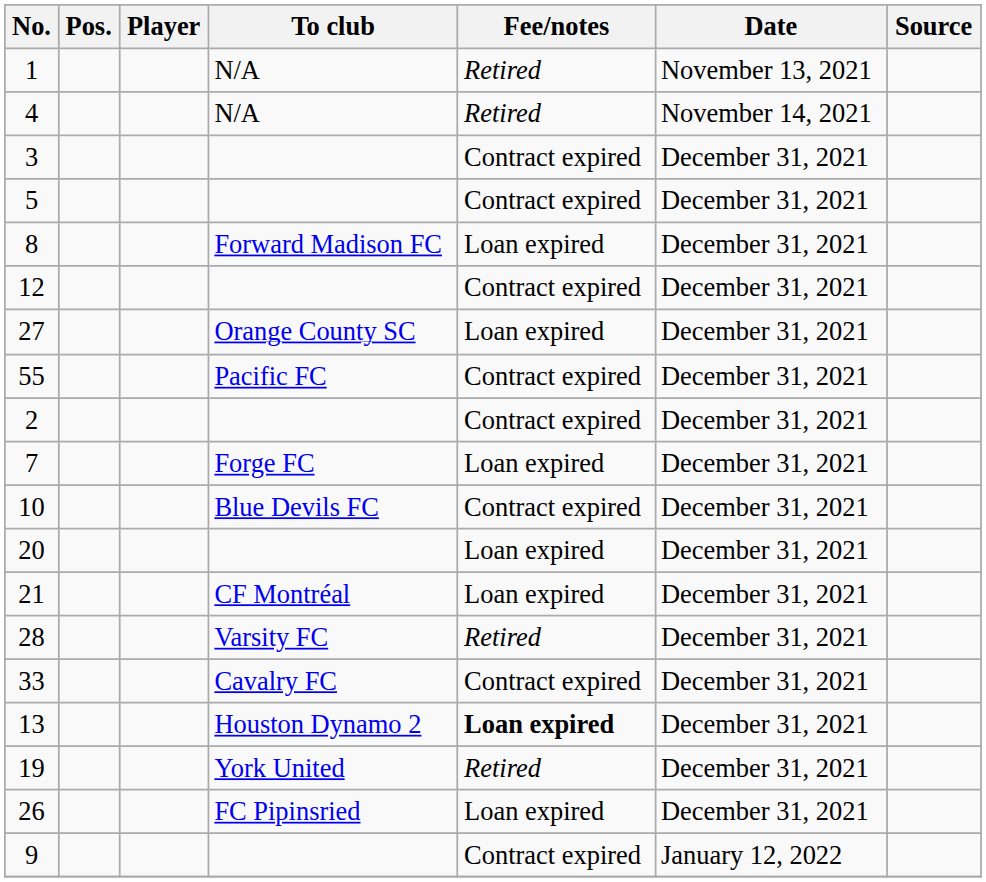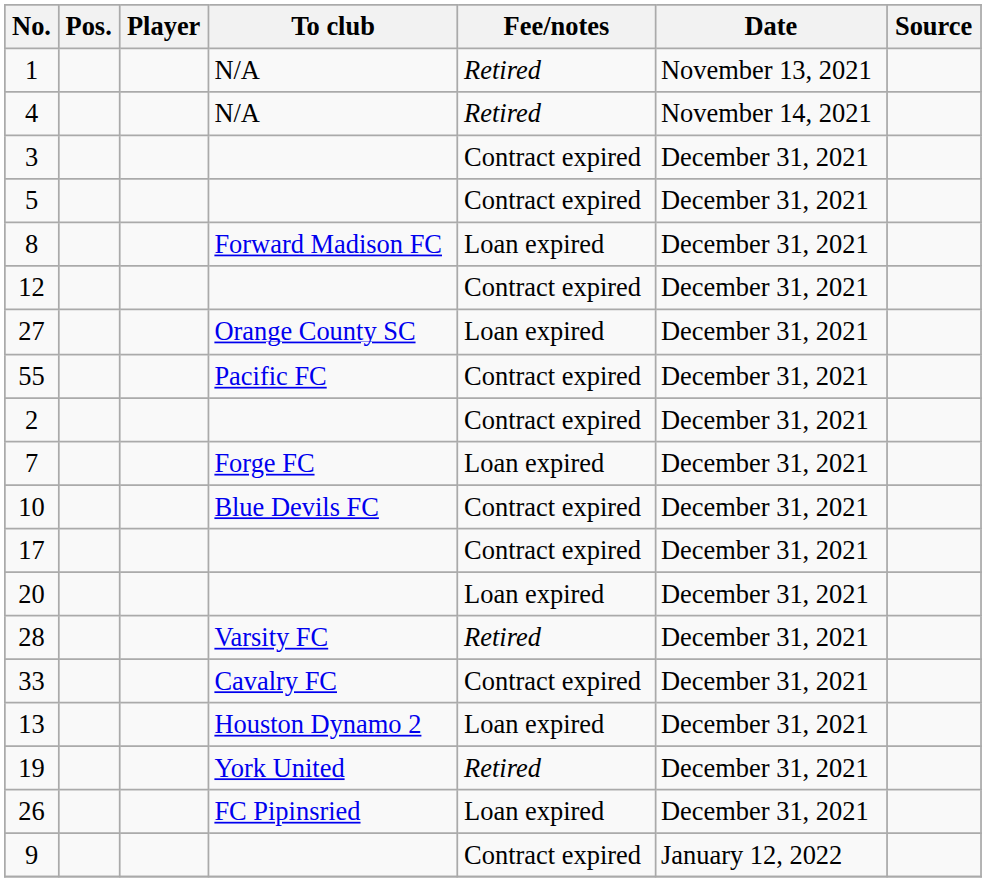+ row: (32, 549)
- row: (32, 593)
(539, 724) bold -> (534, 724) normal
